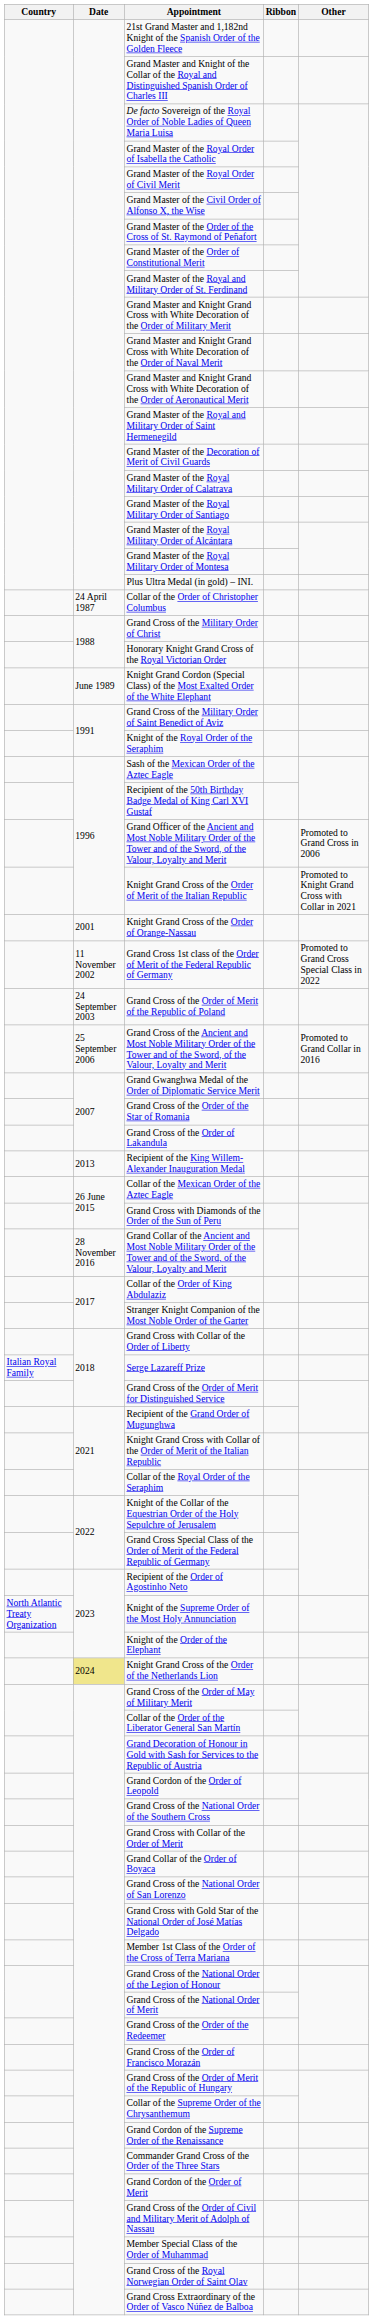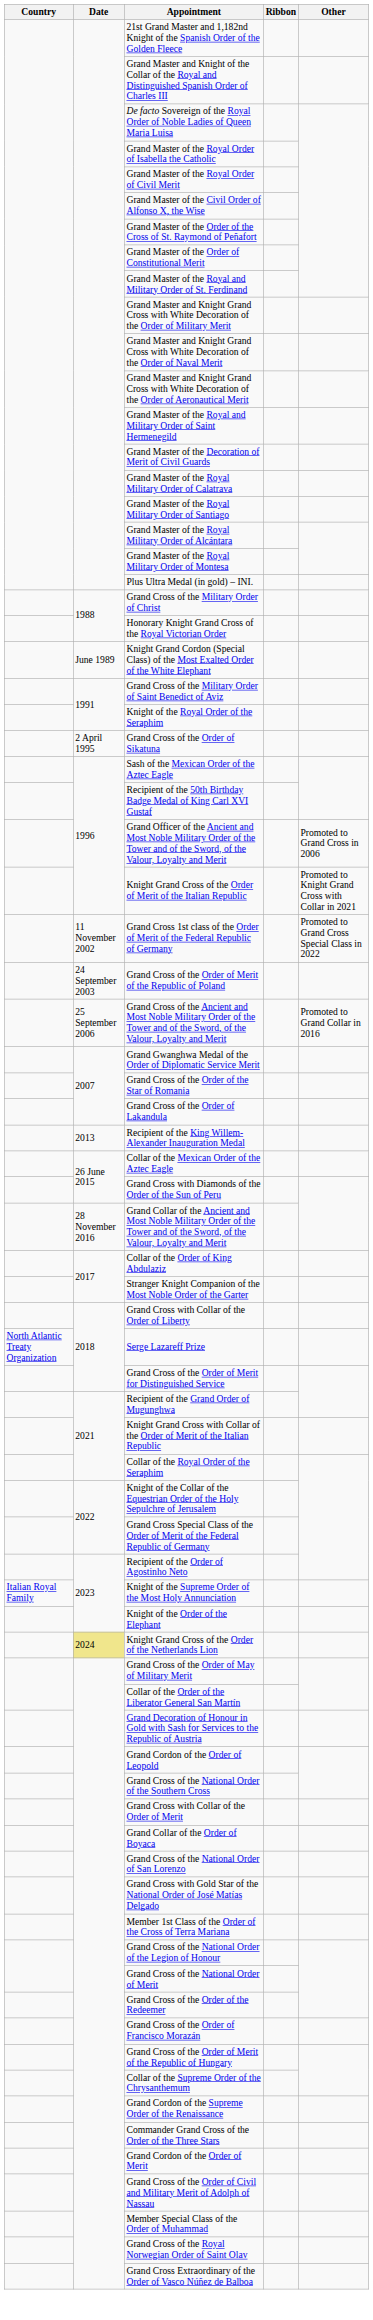- row: (192, 602)
+ row: (180, 743)
- row: (190, 927)
(31, 1367) Italian Royal Family -> (34, 1347) North Atlantic Treaty Organization
(34, 1613) North Atlantic Treaty Organization -> (31, 1593) Italian Royal Family
